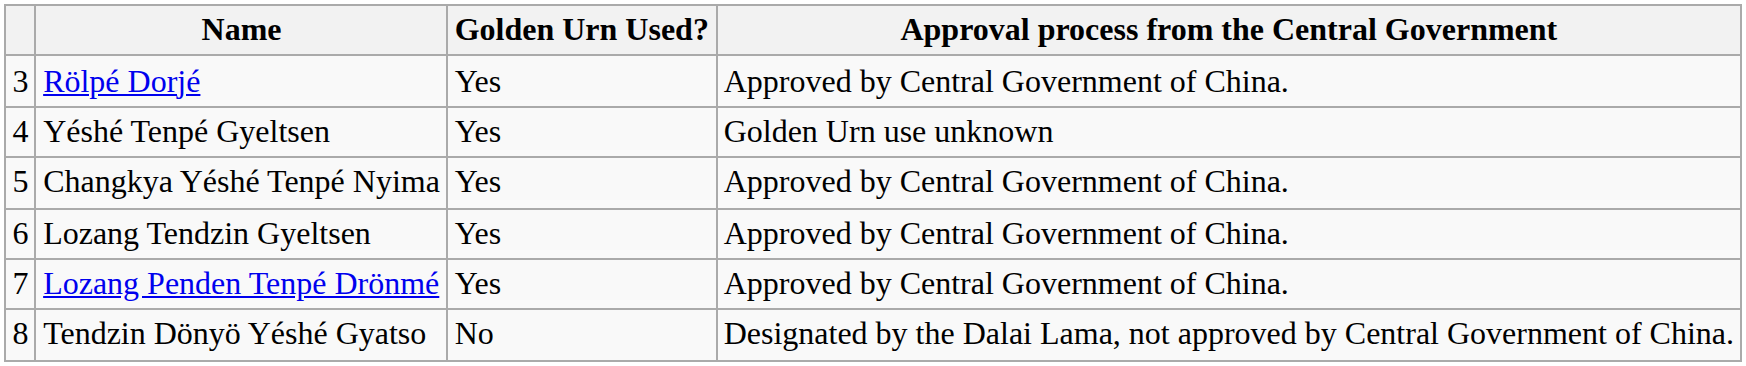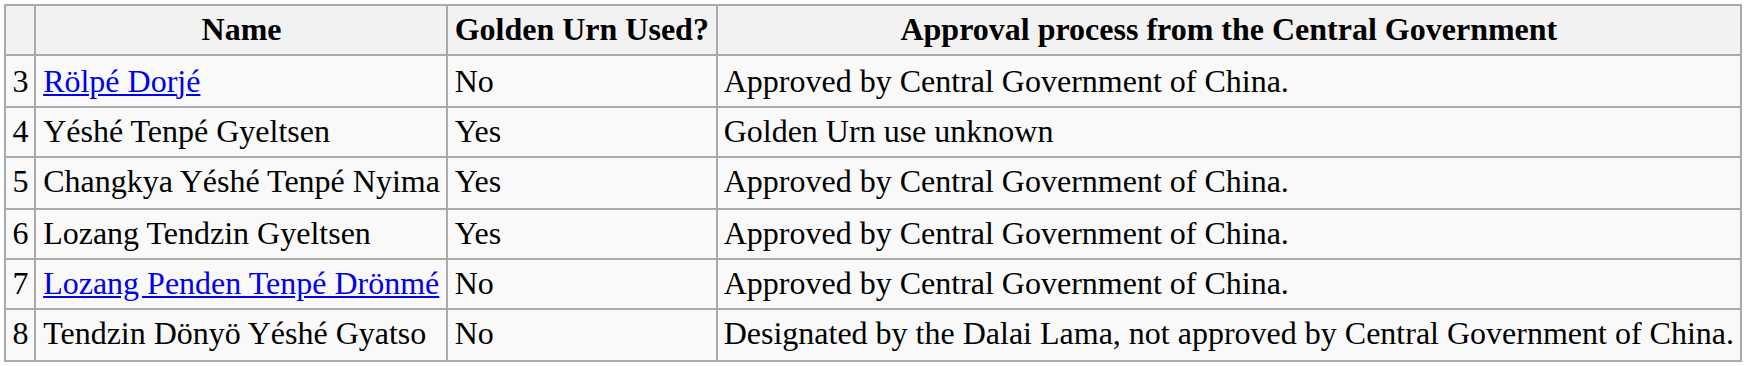(478, 80) Yes -> (474, 80) No
(478, 283) Yes -> (474, 283) No
